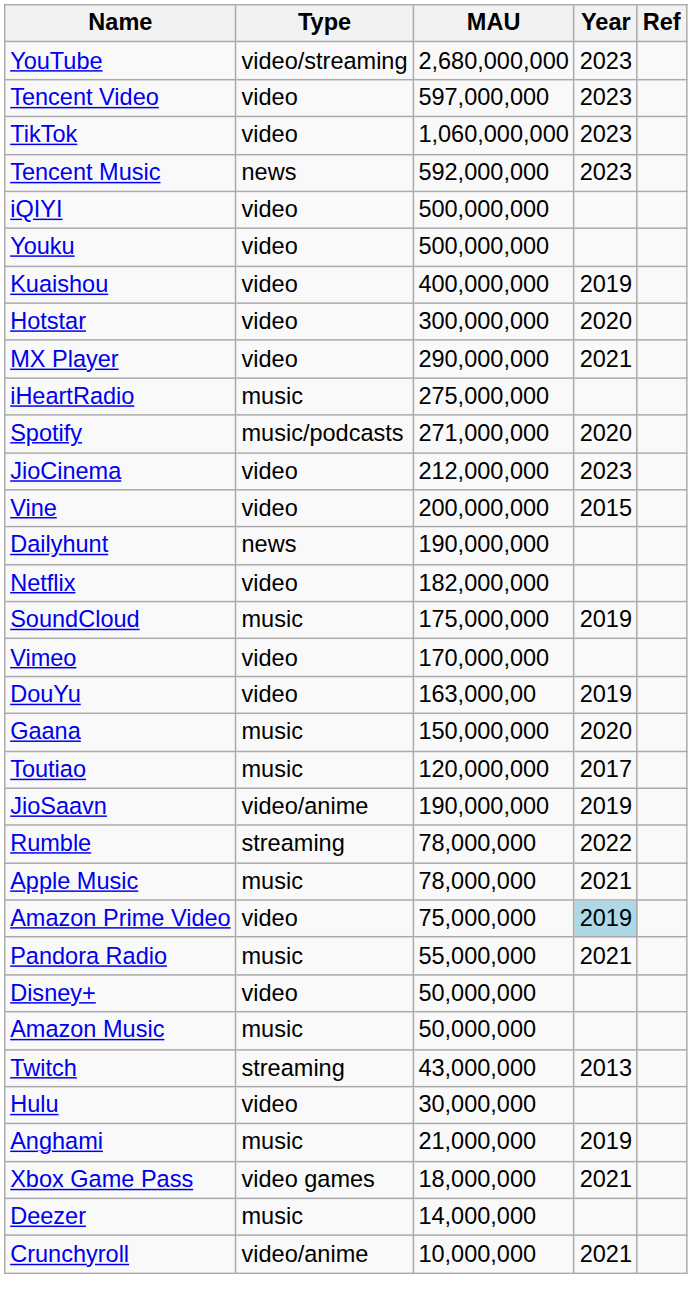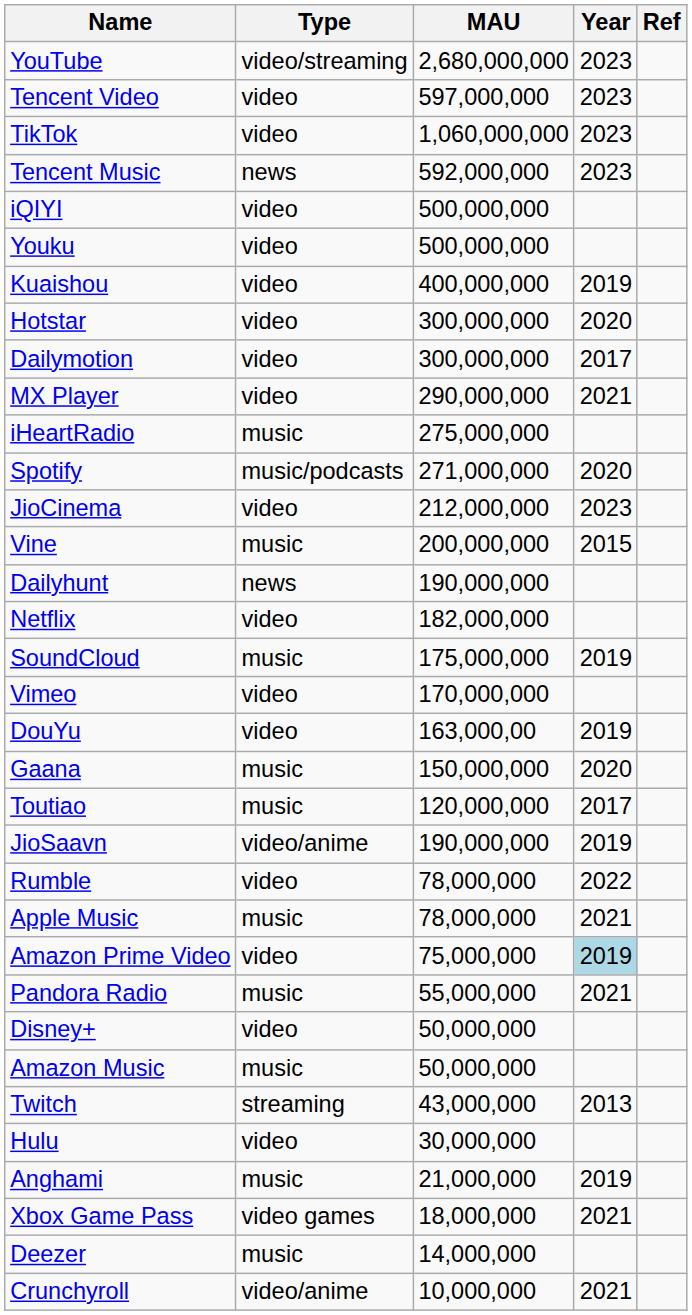+ row: (72, 358)
(270, 508) video -> (272, 545) music
(293, 843) streaming -> (270, 881) video
